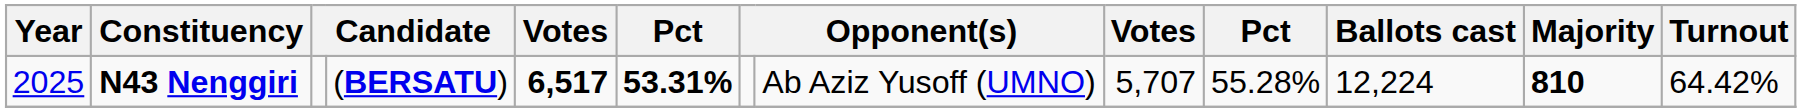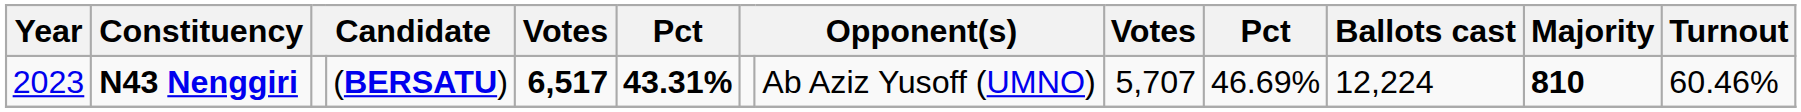(48, 82) 2025 -> (48, 82) 2023
(678, 82) 53.31% -> (678, 82) 43.31%
(1266, 82) 55.28% -> (1266, 82) 46.69%
(1724, 82) 64.42% -> (1724, 82) 60.46%
